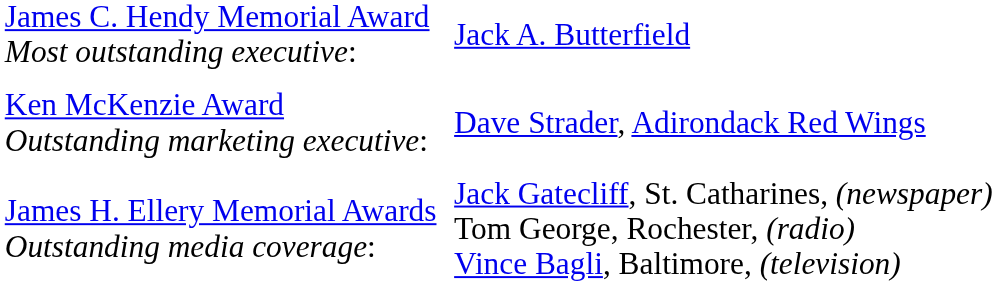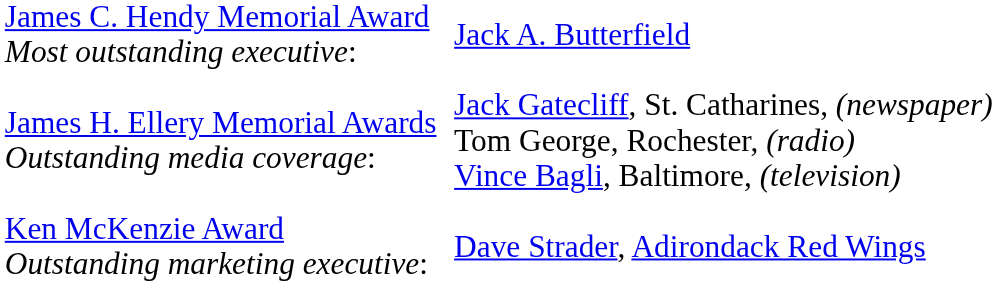rows swapped: (221, 228) <-> (216, 122)
